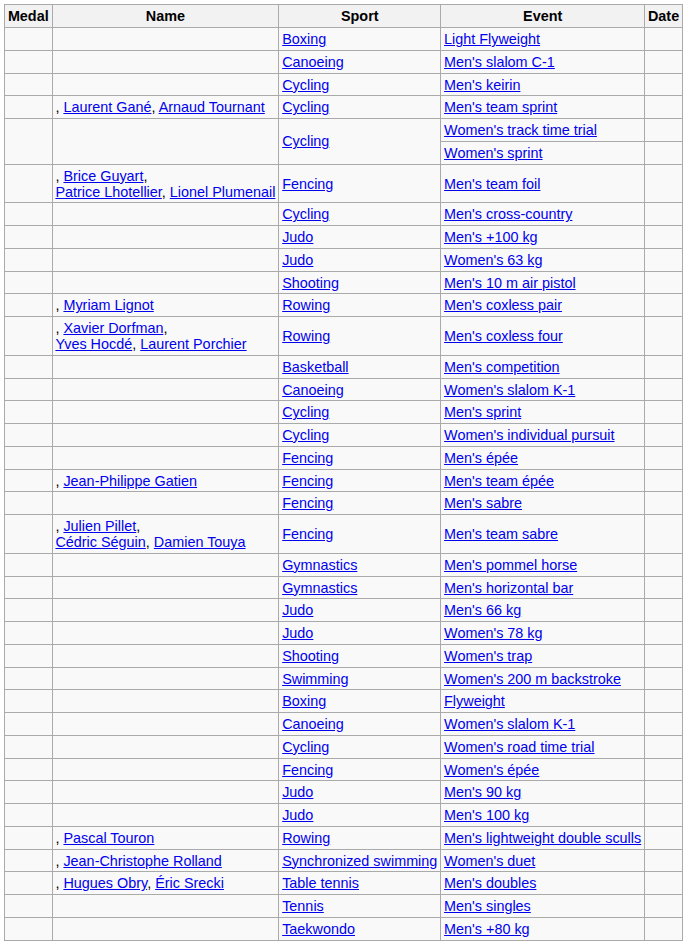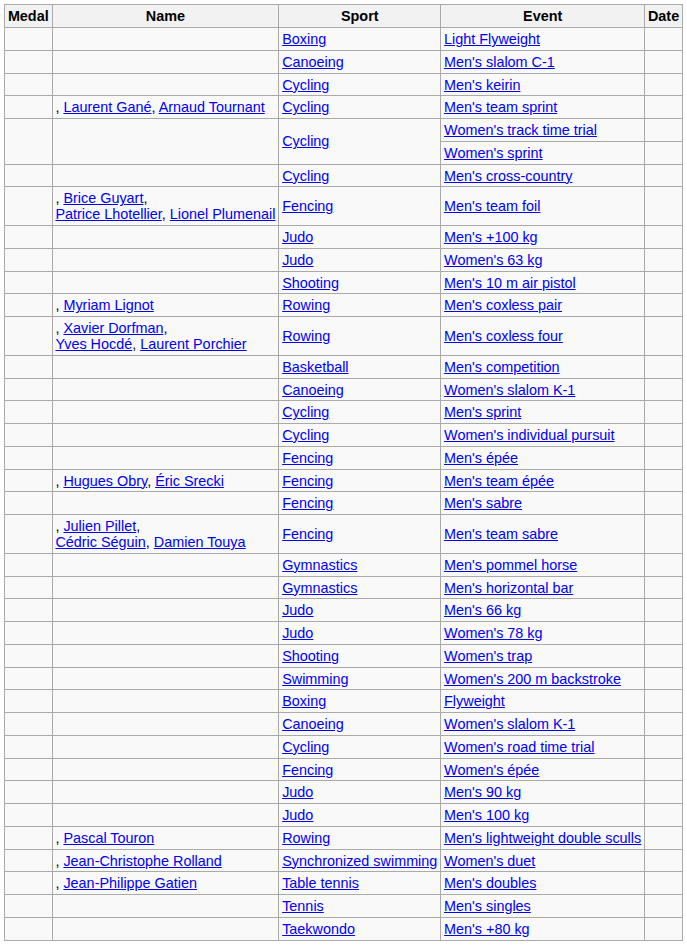rows swapped: (306, 214) <-> (308, 184)
(126, 481) , Jean-Philippe Gatien -> (140, 481) , Hugues Obry, Éric Srecki
(140, 883) , Hugues Obry, Éric Srecki -> (126, 883) , Jean-Philippe Gatien
